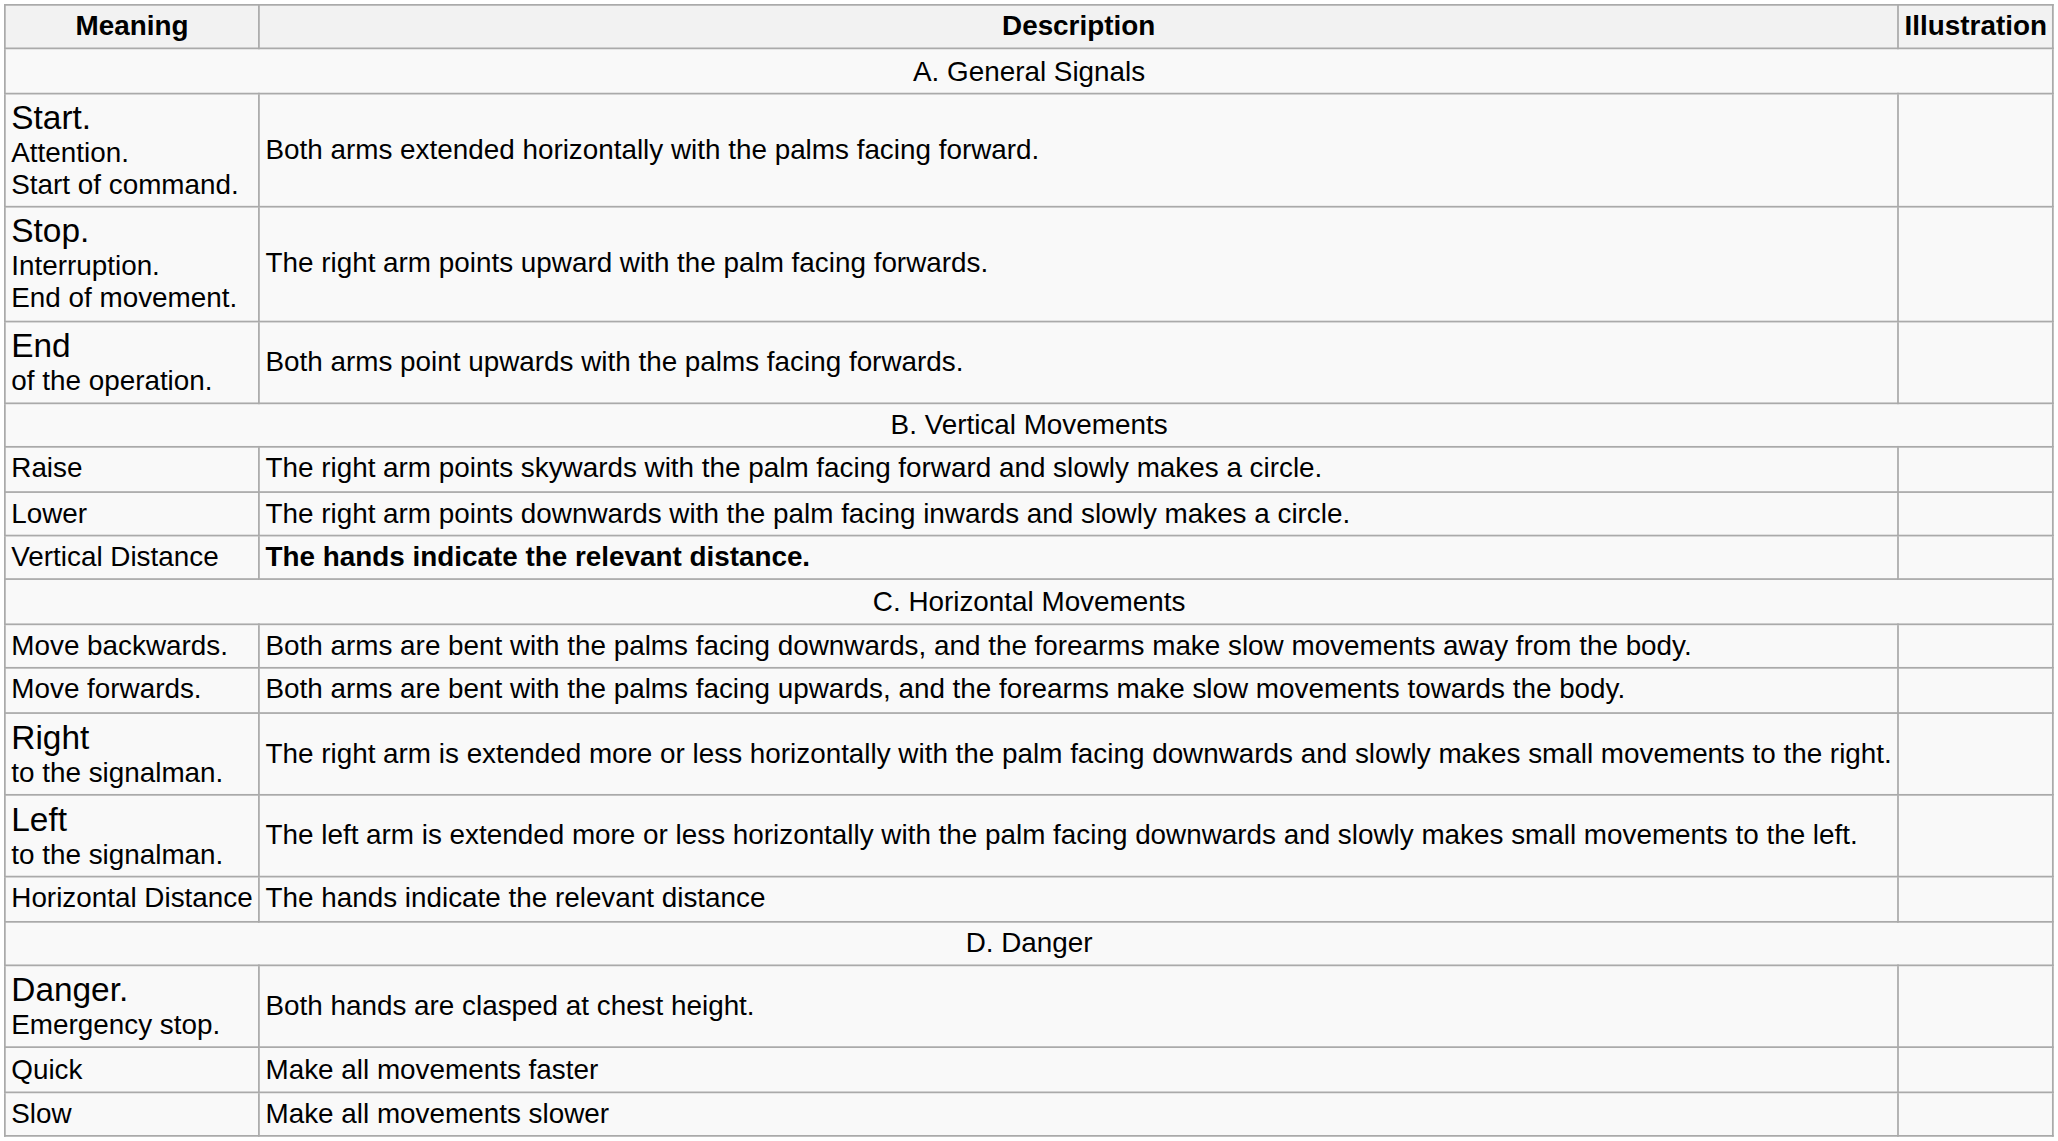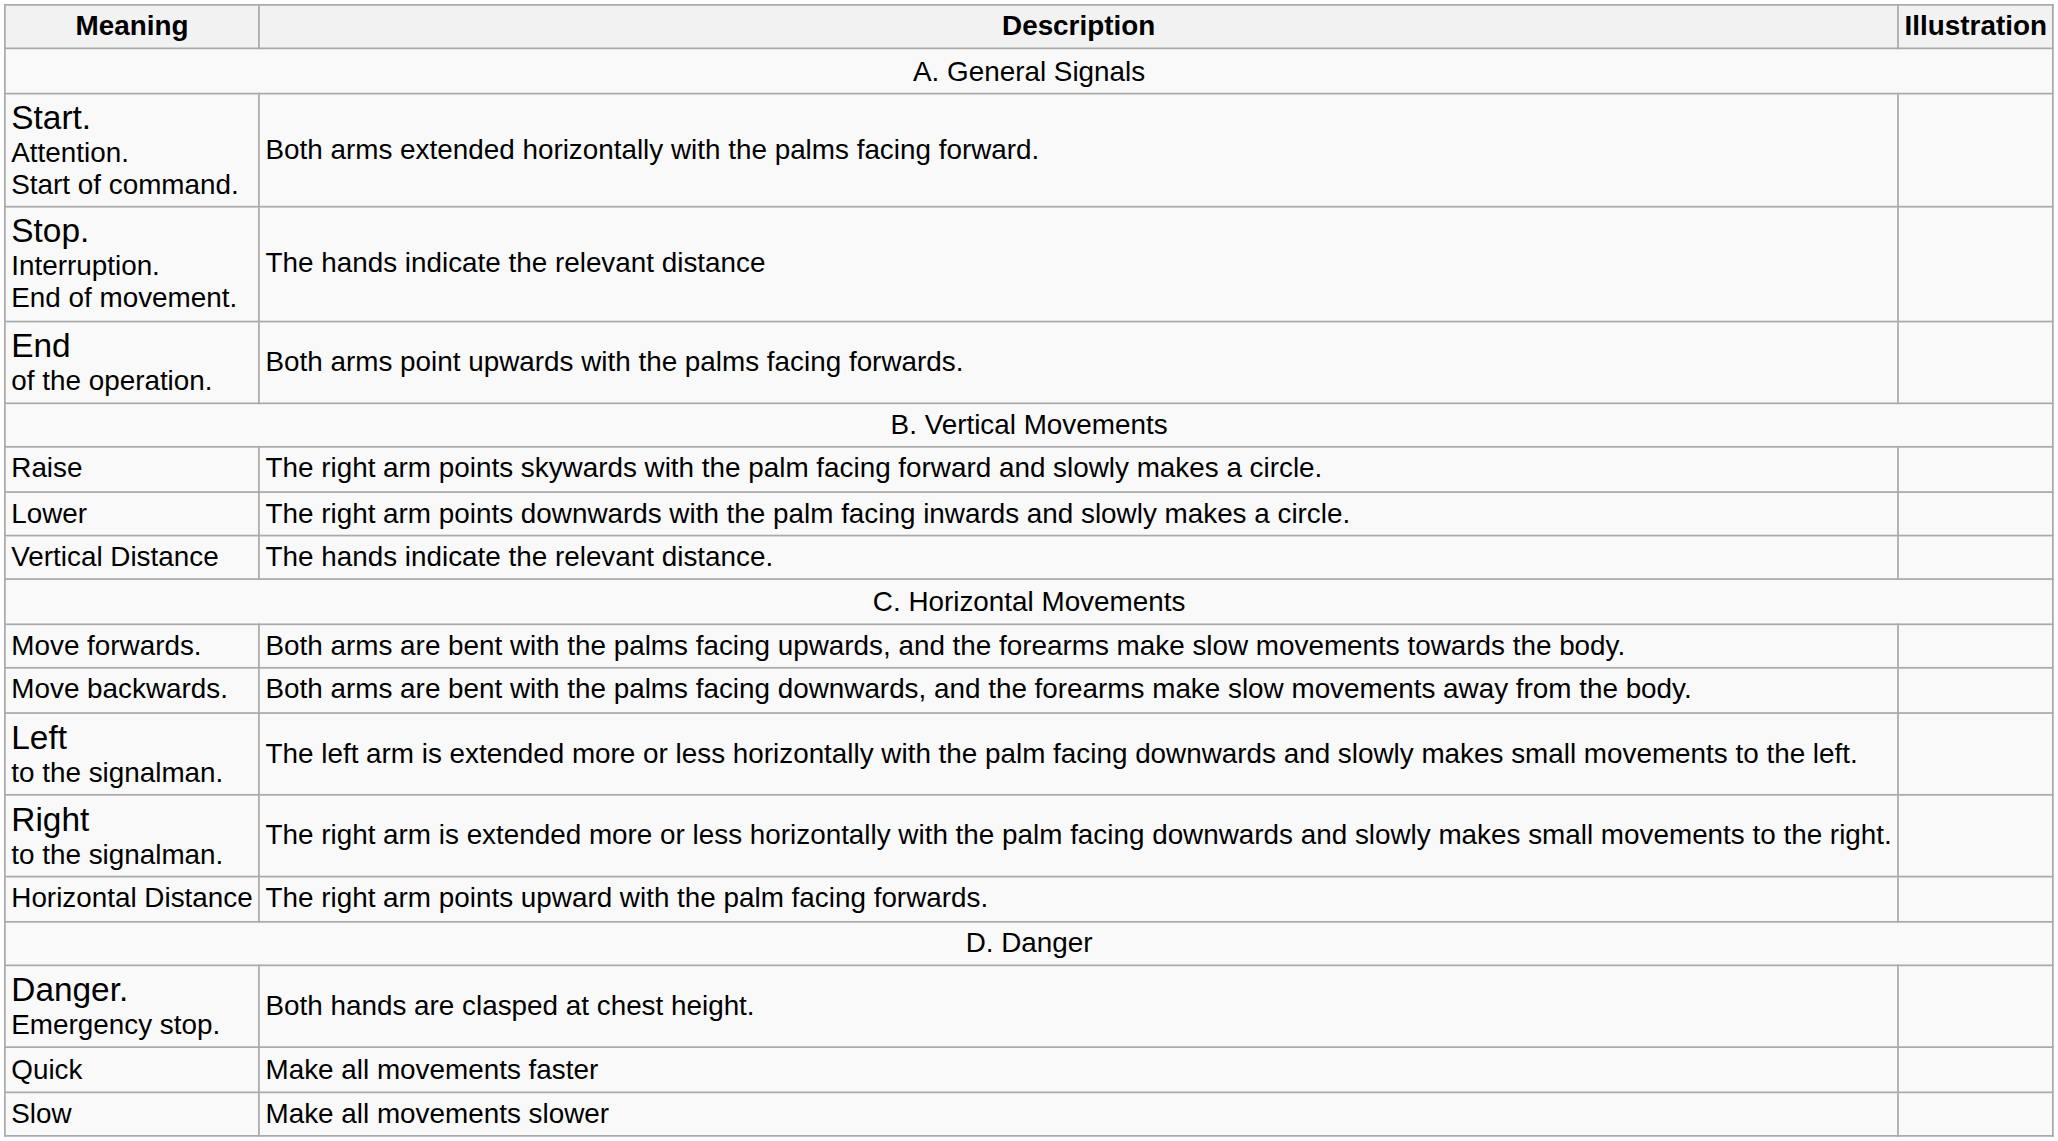(627, 263) The right arm points upward with the palm facing forwards. -> (515, 263) The hands indicate the relevant distance
(538, 557) bold -> (519, 557) normal
rows swapped: (106, 689) <-> (120, 645)
rows swapped: (117, 753) <-> (117, 835)
(515, 898) The hands indicate the relevant distance -> (627, 898) The right arm points upward with the palm facing forwards.
